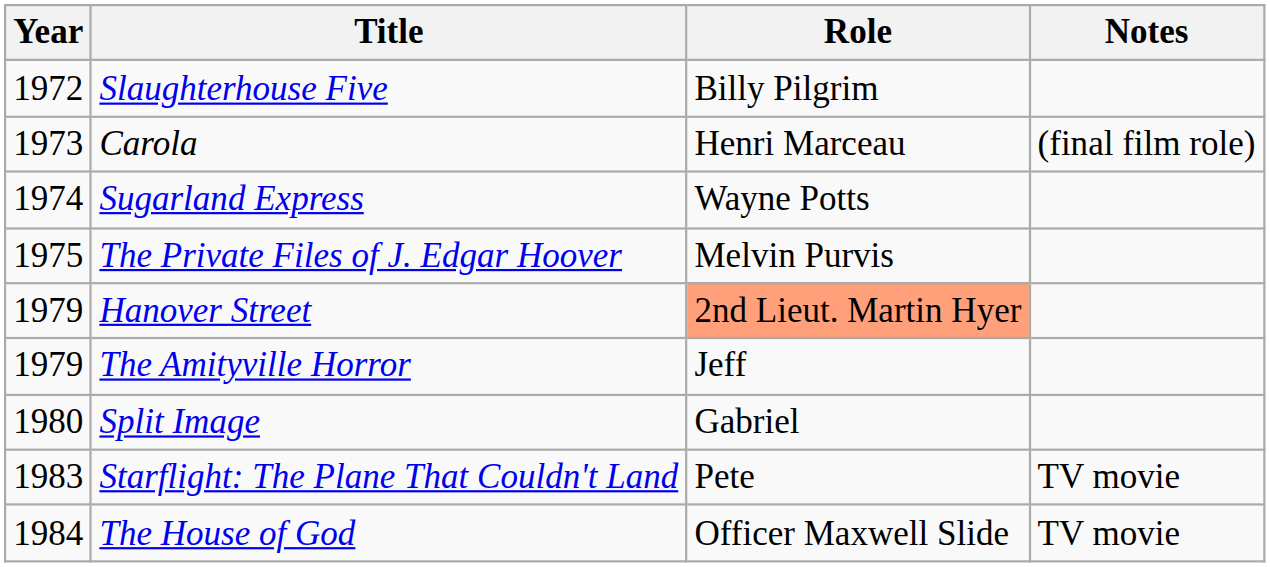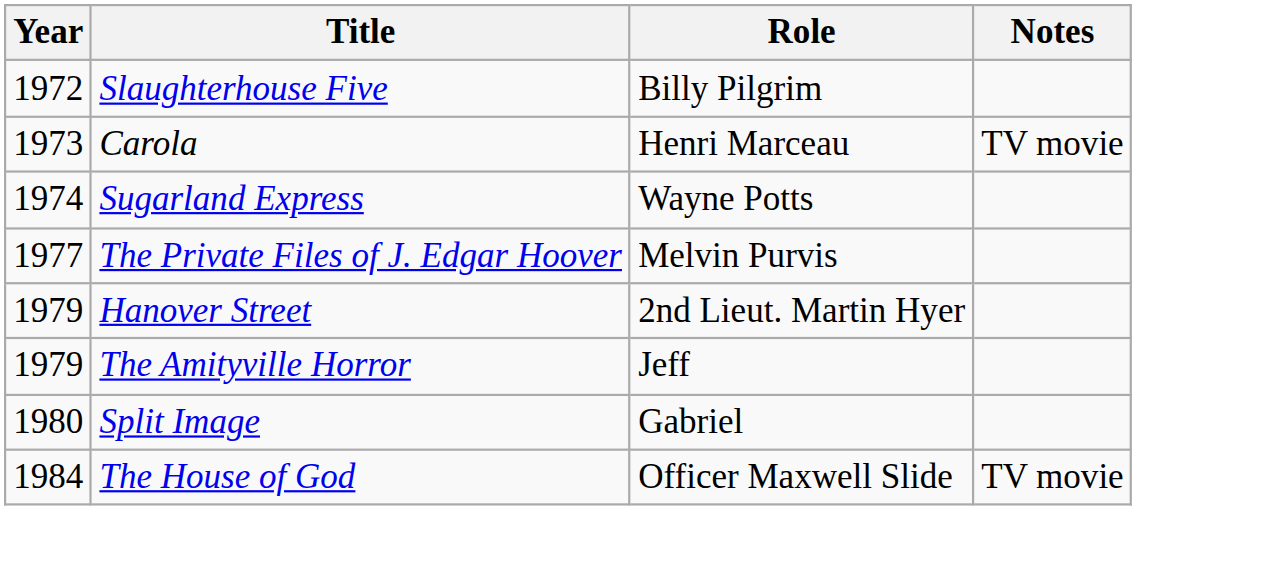(1147, 143) (final film role) -> (1052, 143) TV movie
(48, 254) 1975 -> (48, 254) 1977
(858, 310) lightsalmon background -> (802, 310) no background
- row: (389, 476)
